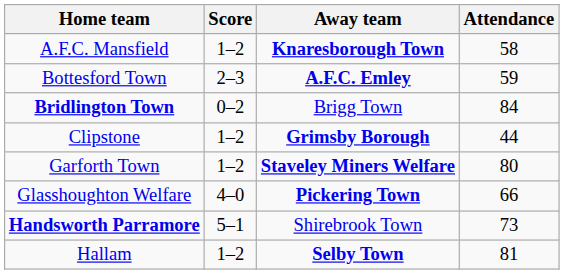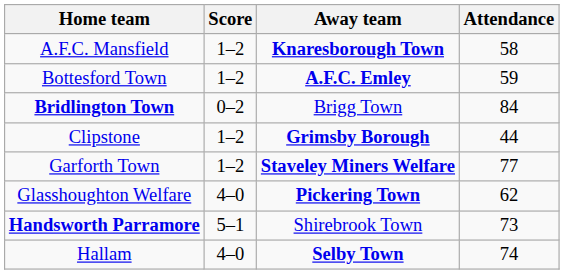(230, 78) 2–3 -> (230, 78) 1–2
(509, 166) 80 -> (509, 166) 77
(509, 195) 66 -> (509, 195) 62
(230, 254) 1–2 -> (230, 254) 4–0
(509, 254) 81 -> (509, 254) 74
